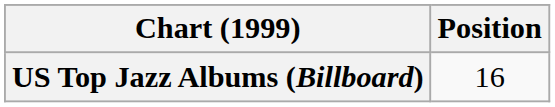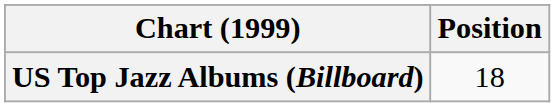(490, 76) 16 -> (490, 76) 18
